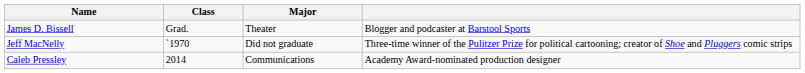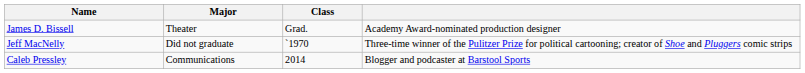columns swapped: (203, 12) <-> (303, 12)
(447, 28) Blogger and podcaster at Barstool Sports -> (463, 28) Academy Award-nominated production designer
(463, 60) Academy Award-nominated production designer -> (447, 60) Blogger and podcaster at Barstool Sports
